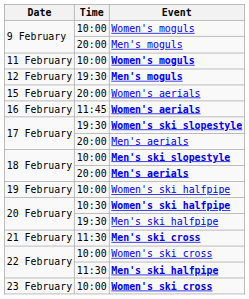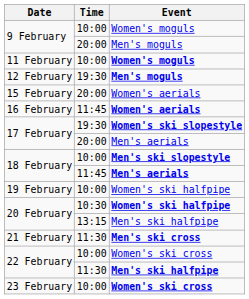(92, 173) 20:00 -> (92, 173) 11:45
(92, 222) 19:30 -> (92, 222) 13:15
